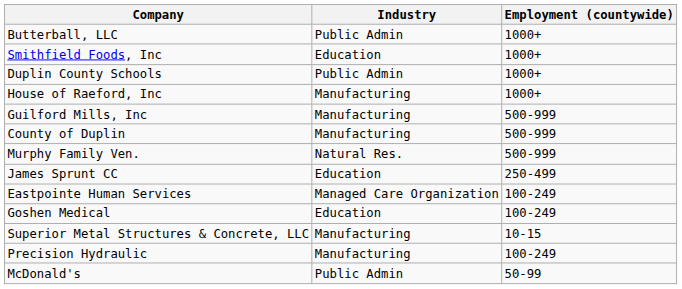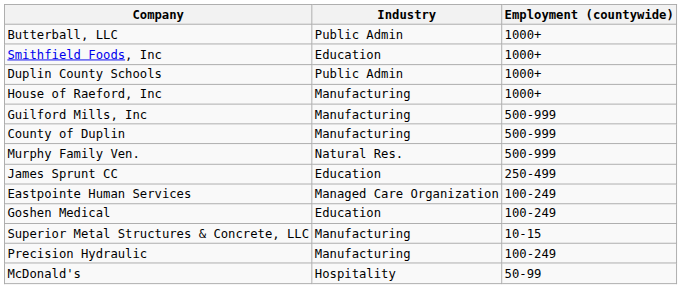(359, 273) Public Admin -> (355, 273) Hospitality
